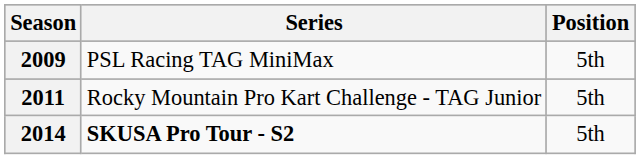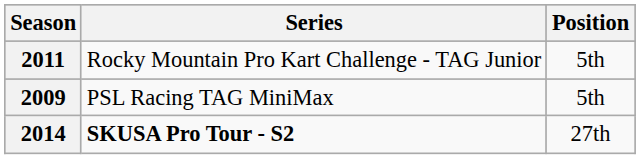rows swapped: (43, 59) <-> (43, 96)
(590, 133) 5th -> (591, 133) 27th
